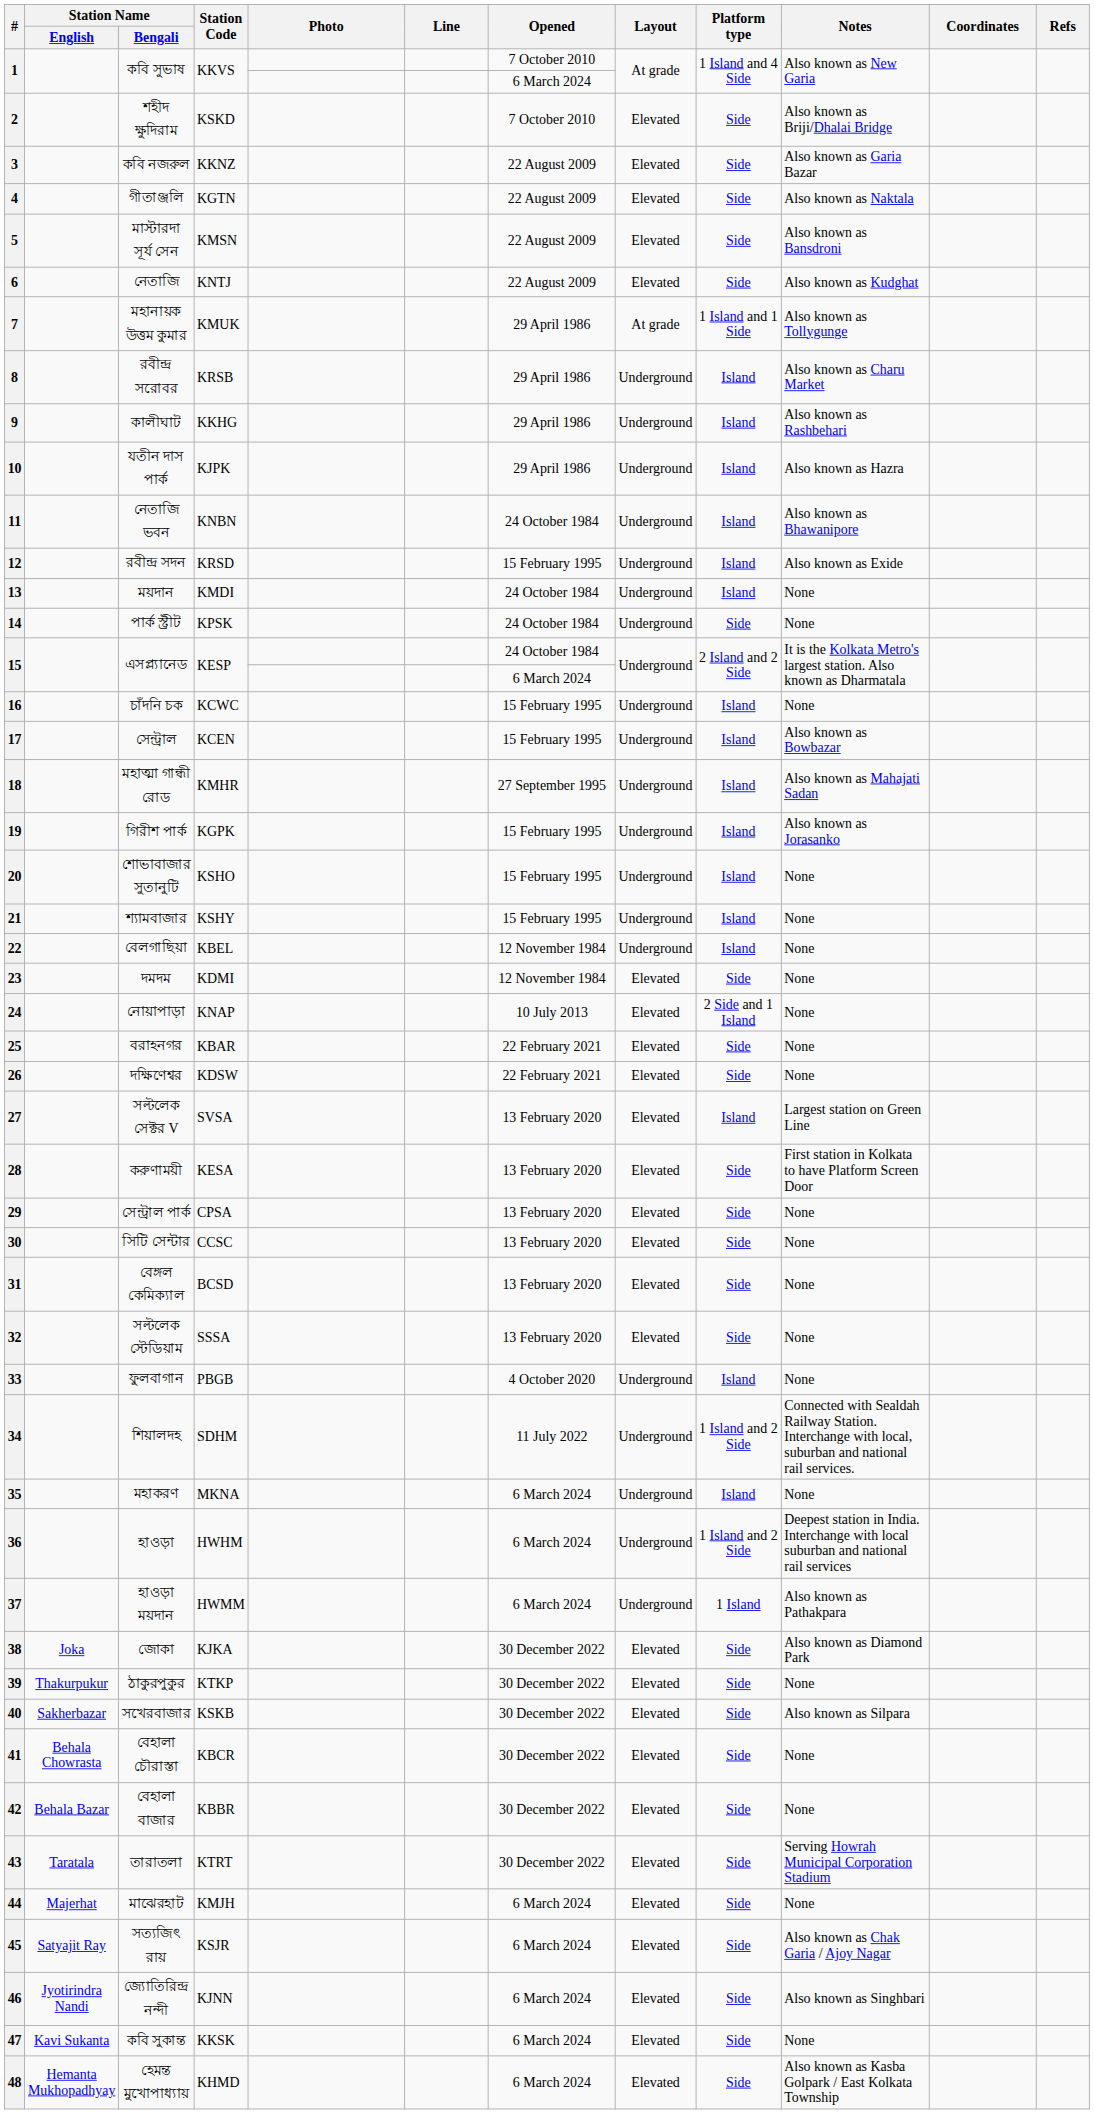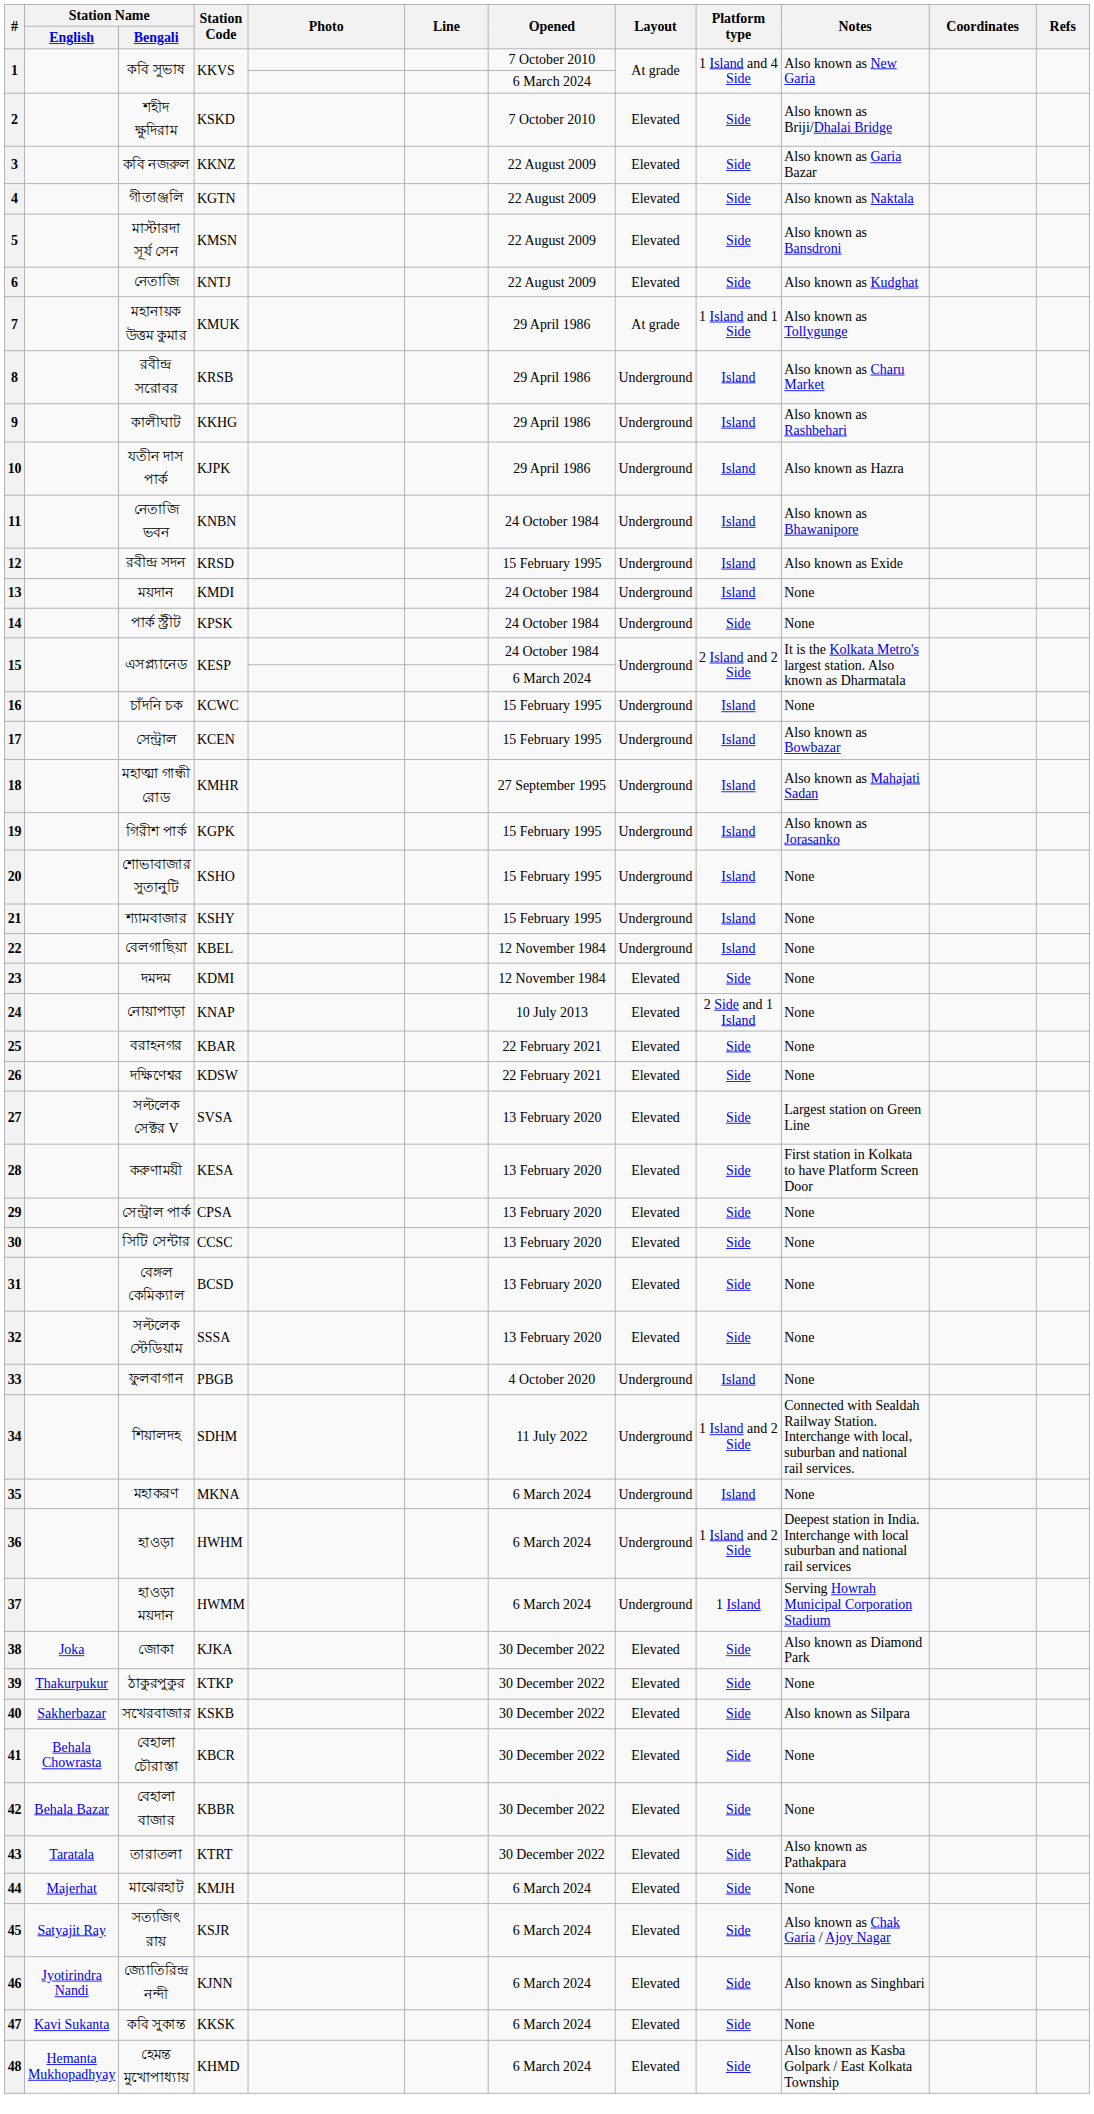(738, 1117) Island -> (738, 1117) Side
(826, 1604) Also known as Pathakpara -> (848, 1604) Serving Howrah Municipal Corporation Stadium
(848, 1862) Serving Howrah Municipal Corporation Stadium -> (826, 1854) Also known as Pathakpara
